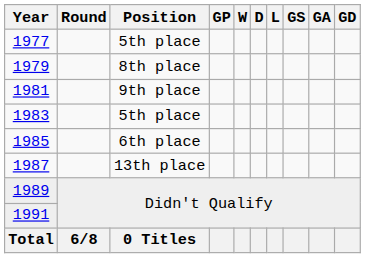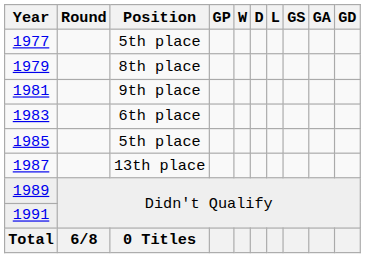(160, 116) 5th place -> (160, 116) 6th place
(160, 141) 6th place -> (160, 141) 5th place
